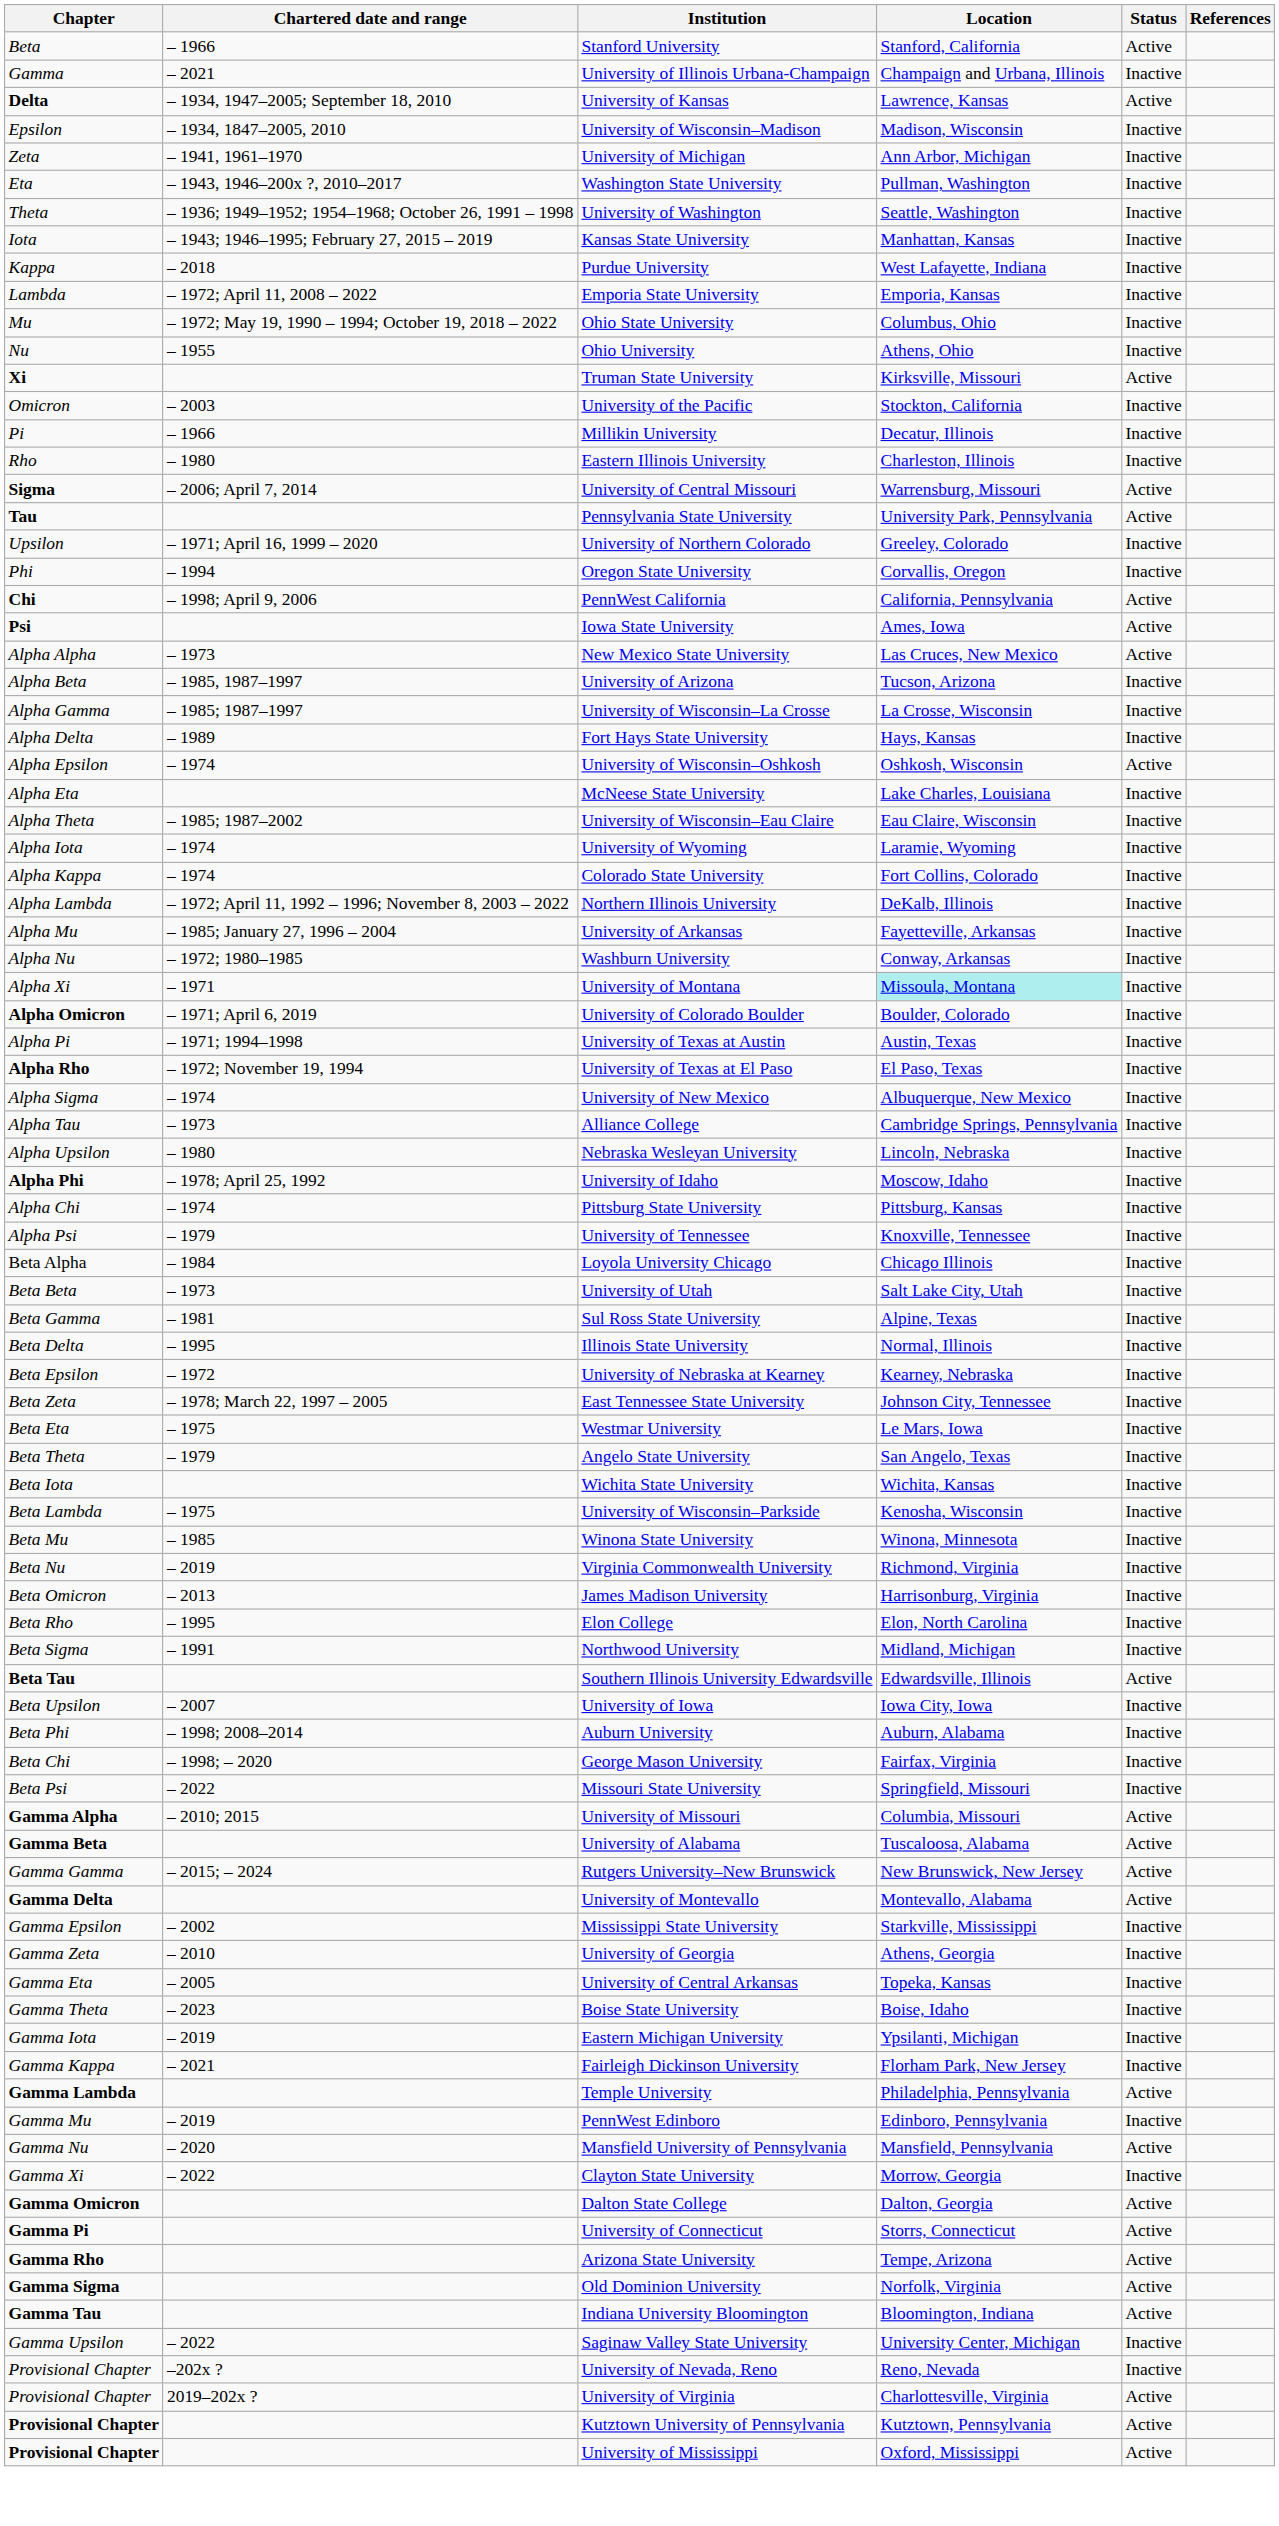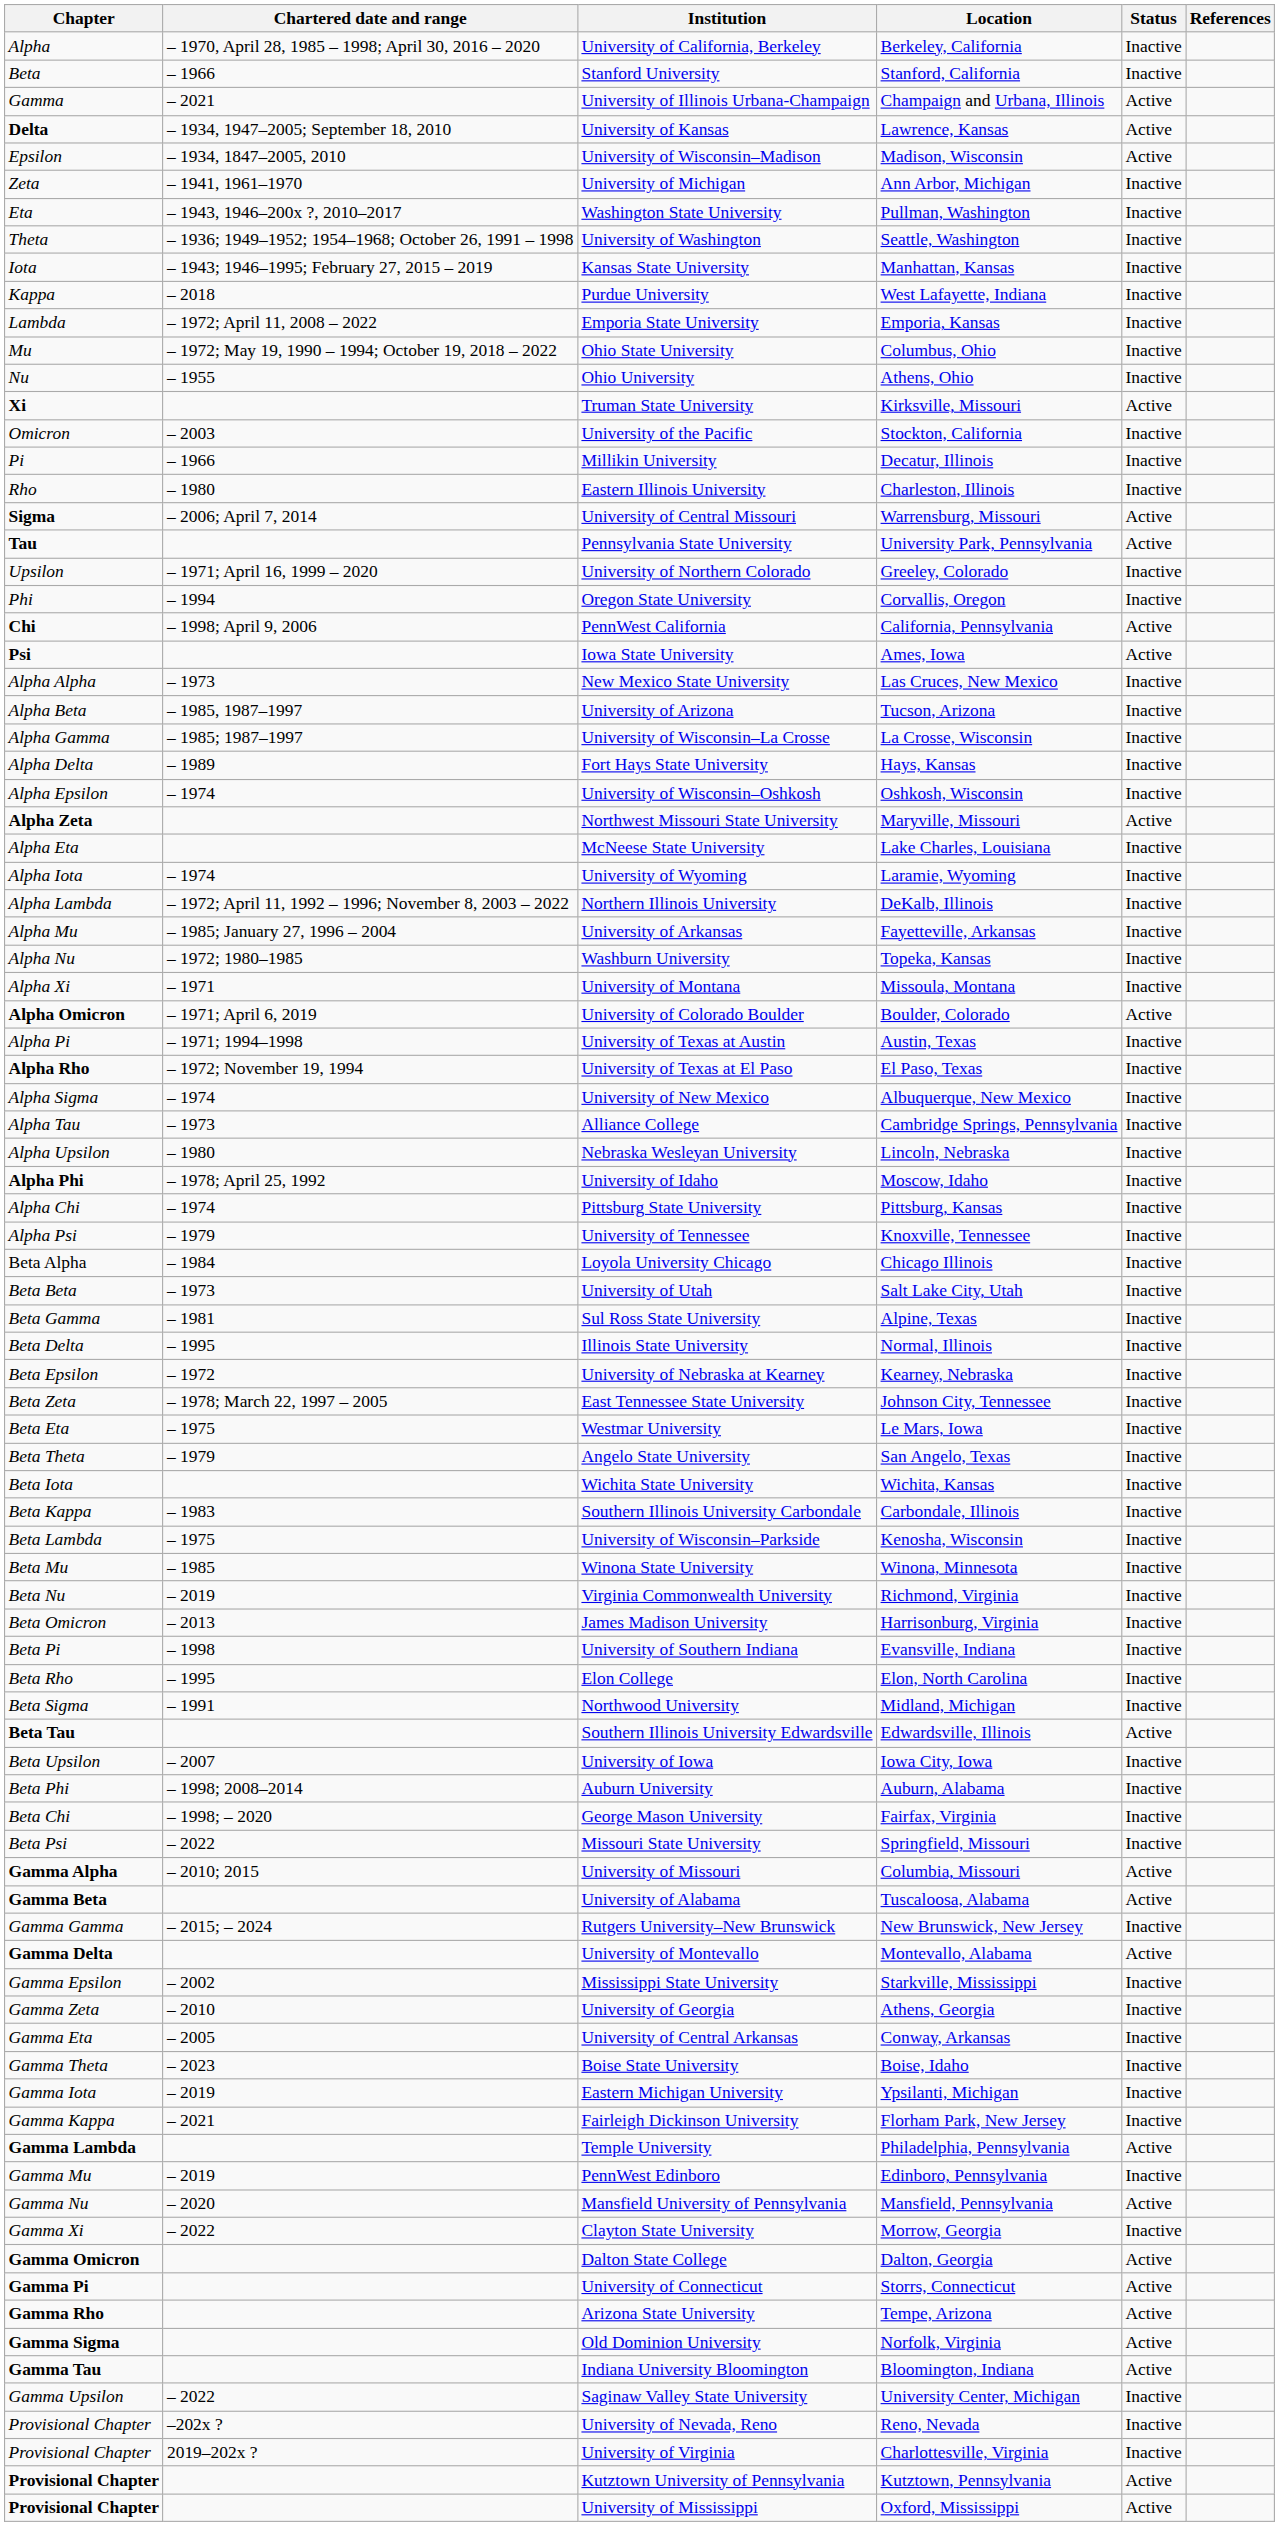+ row: (701, 45)
(1149, 45) Active -> (1154, 73) Inactive
(1154, 73) Inactive -> (1149, 101) Active
(1154, 128) Inactive -> (1149, 156) Active
(1149, 654) Active -> (1154, 682) Inactive
(1149, 765) Active -> (1154, 792) Inactive
+ row: (710, 820)
- row: (708, 820)
- row: (672, 875)
(945, 958) Conway, Arkansas -> (936, 958) Topeka, Kansas
(948, 986) paleturquoise background -> (948, 986) no background
(1154, 1014) Inactive -> (1149, 1014) Active
+ row: (721, 1511)
+ row: (690, 1650)
(1149, 1871) Active -> (1154, 1926) Inactive
(936, 1982) Topeka, Kansas -> (945, 2037) Conway, Arkansas
(1149, 2396) Active -> (1154, 2452) Inactive
